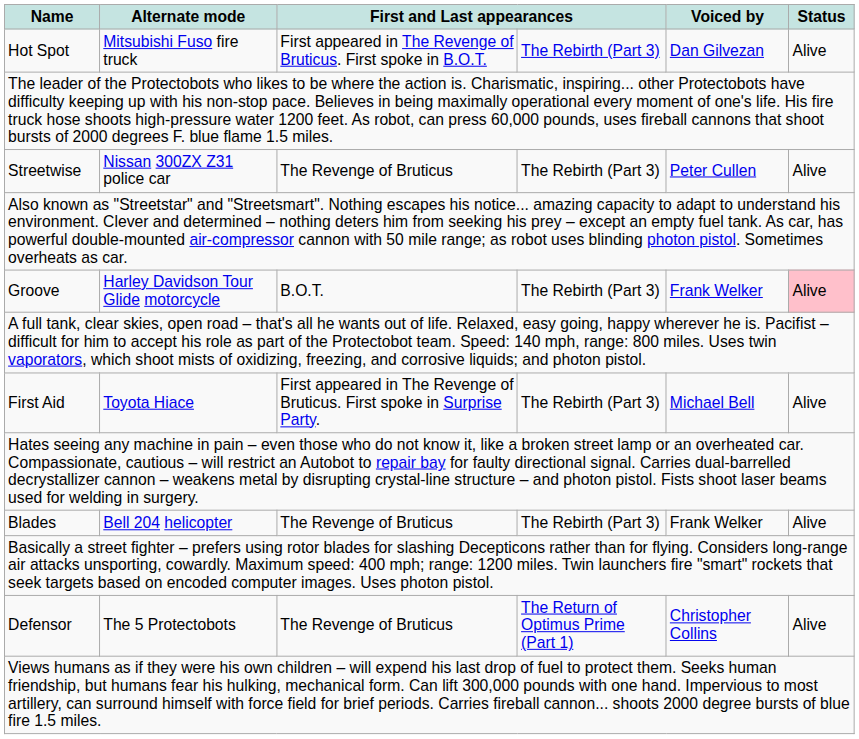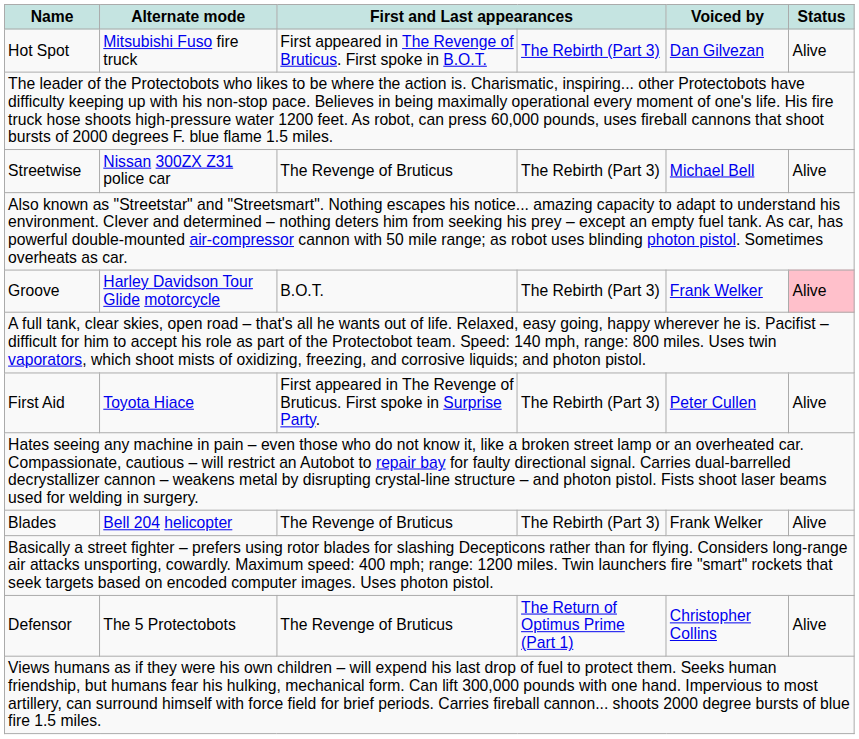(713, 170) Peter Cullen -> (712, 170) Michael Bell
(712, 402) Michael Bell -> (713, 402) Peter Cullen
